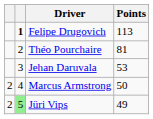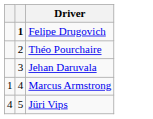- column: (131, 13)
(10, 85) 2 -> (10, 85) 1
(10, 104) 2 -> (10, 104) 4
(20, 104) lightgreen background -> (20, 104) no background
